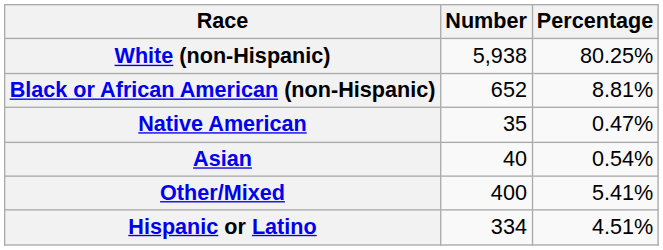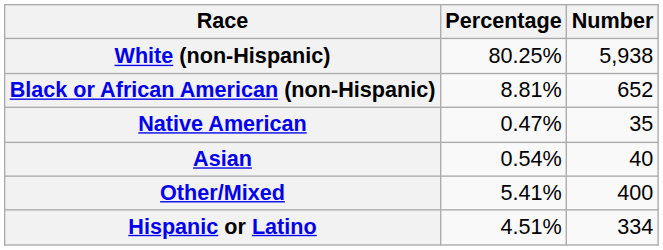columns swapped: (486, 21) <-> (595, 21)
